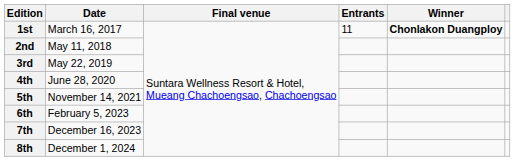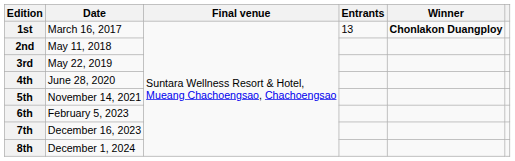(347, 30) 11 -> (347, 30) 13
